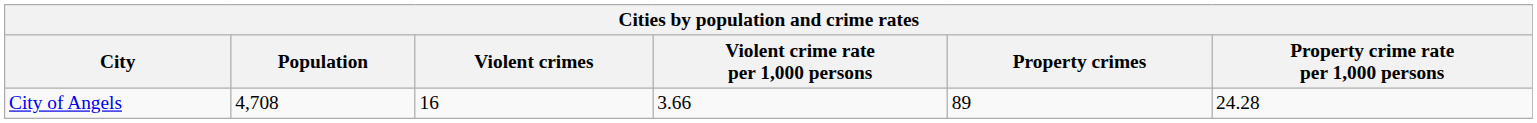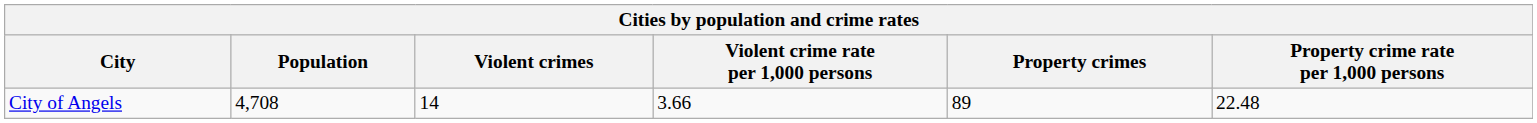(429, 103) 16 -> (429, 103) 14
(1238, 103) 24.28 -> (1238, 103) 22.48
